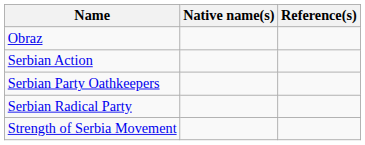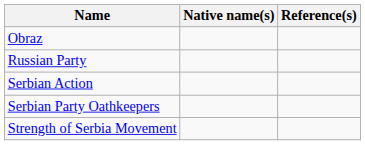+ row: (47, 60)
- row: (70, 106)
